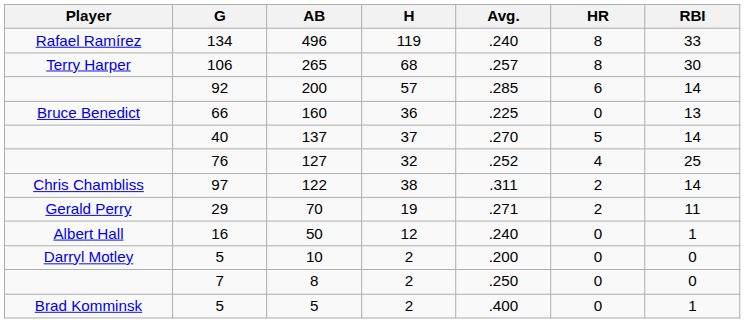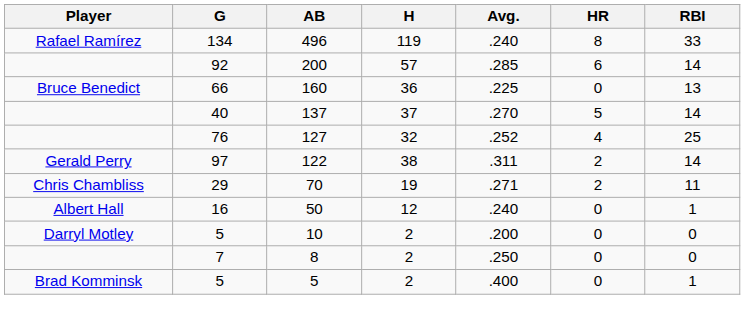- row: (314, 64)
(89, 185) Chris Chambliss -> (88, 161) Gerald Perry
(88, 209) Gerald Perry -> (89, 185) Chris Chambliss
